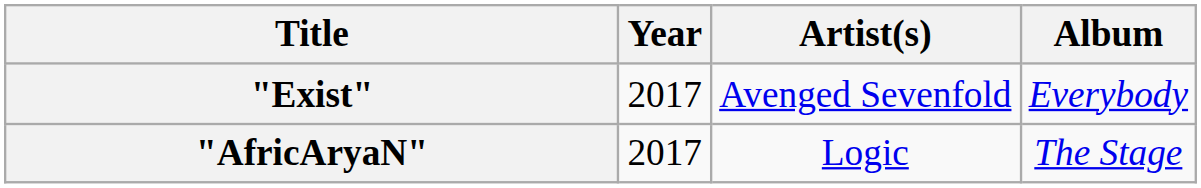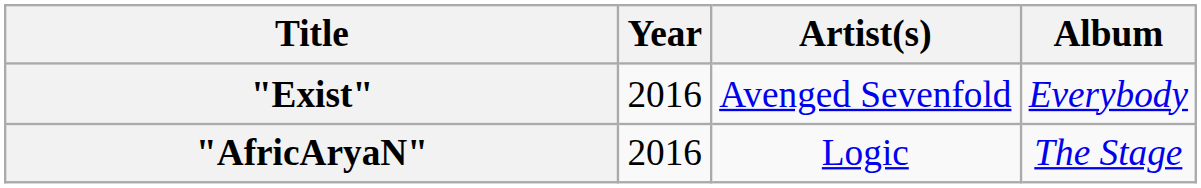(665, 93) 2017 -> (665, 93) 2016
(665, 152) 2017 -> (665, 152) 2016
